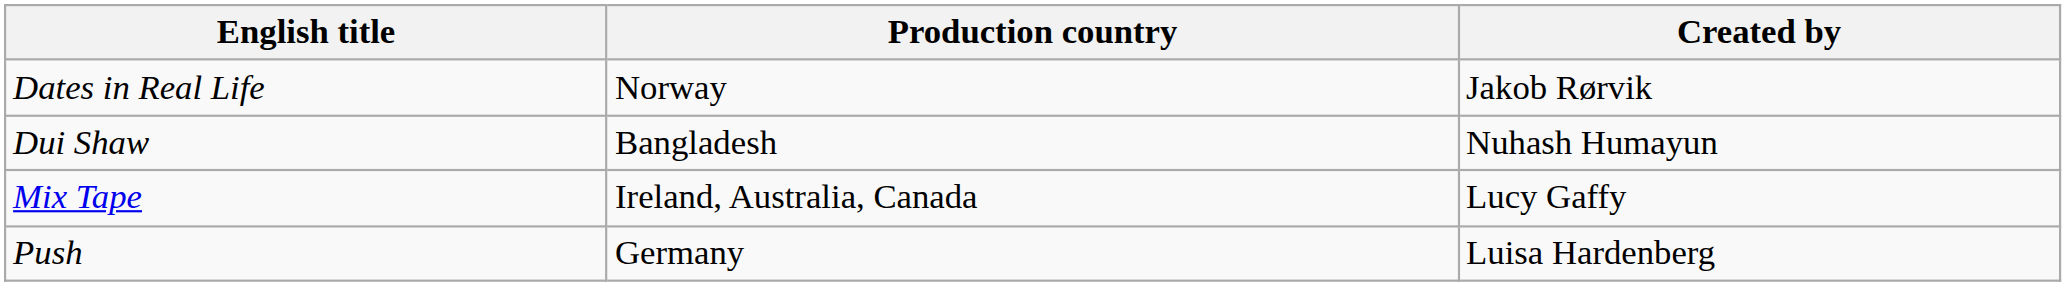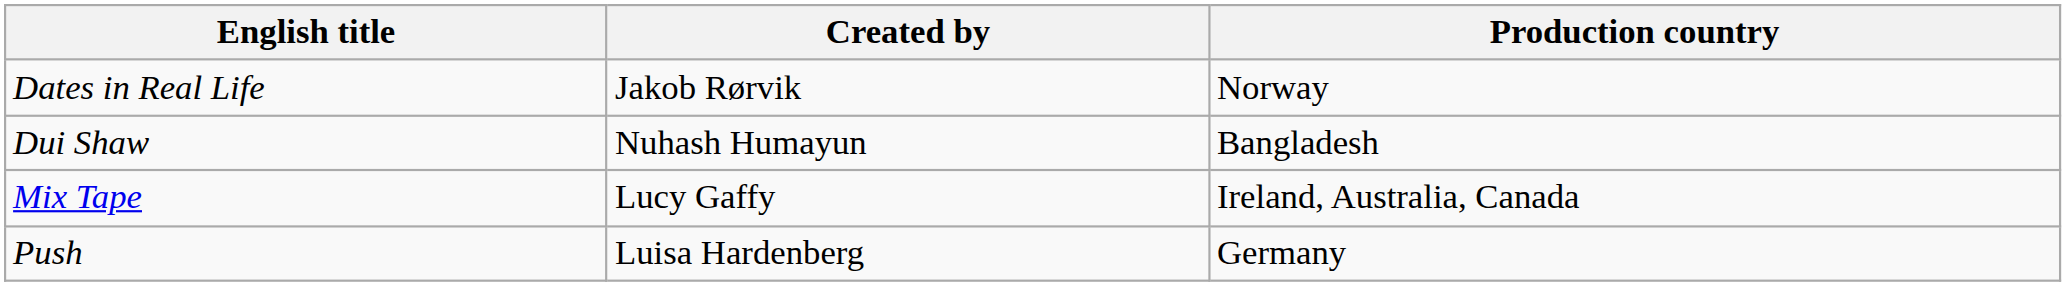columns swapped: (1759, 32) <-> (1033, 32)
